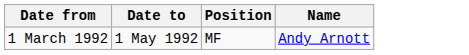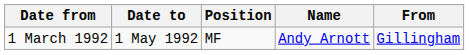+ column: (418, 16)
